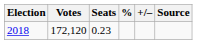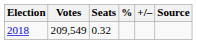(69, 30) 172,120 -> (69, 30) 209,549
(101, 30) 0.23 -> (101, 30) 0.32
